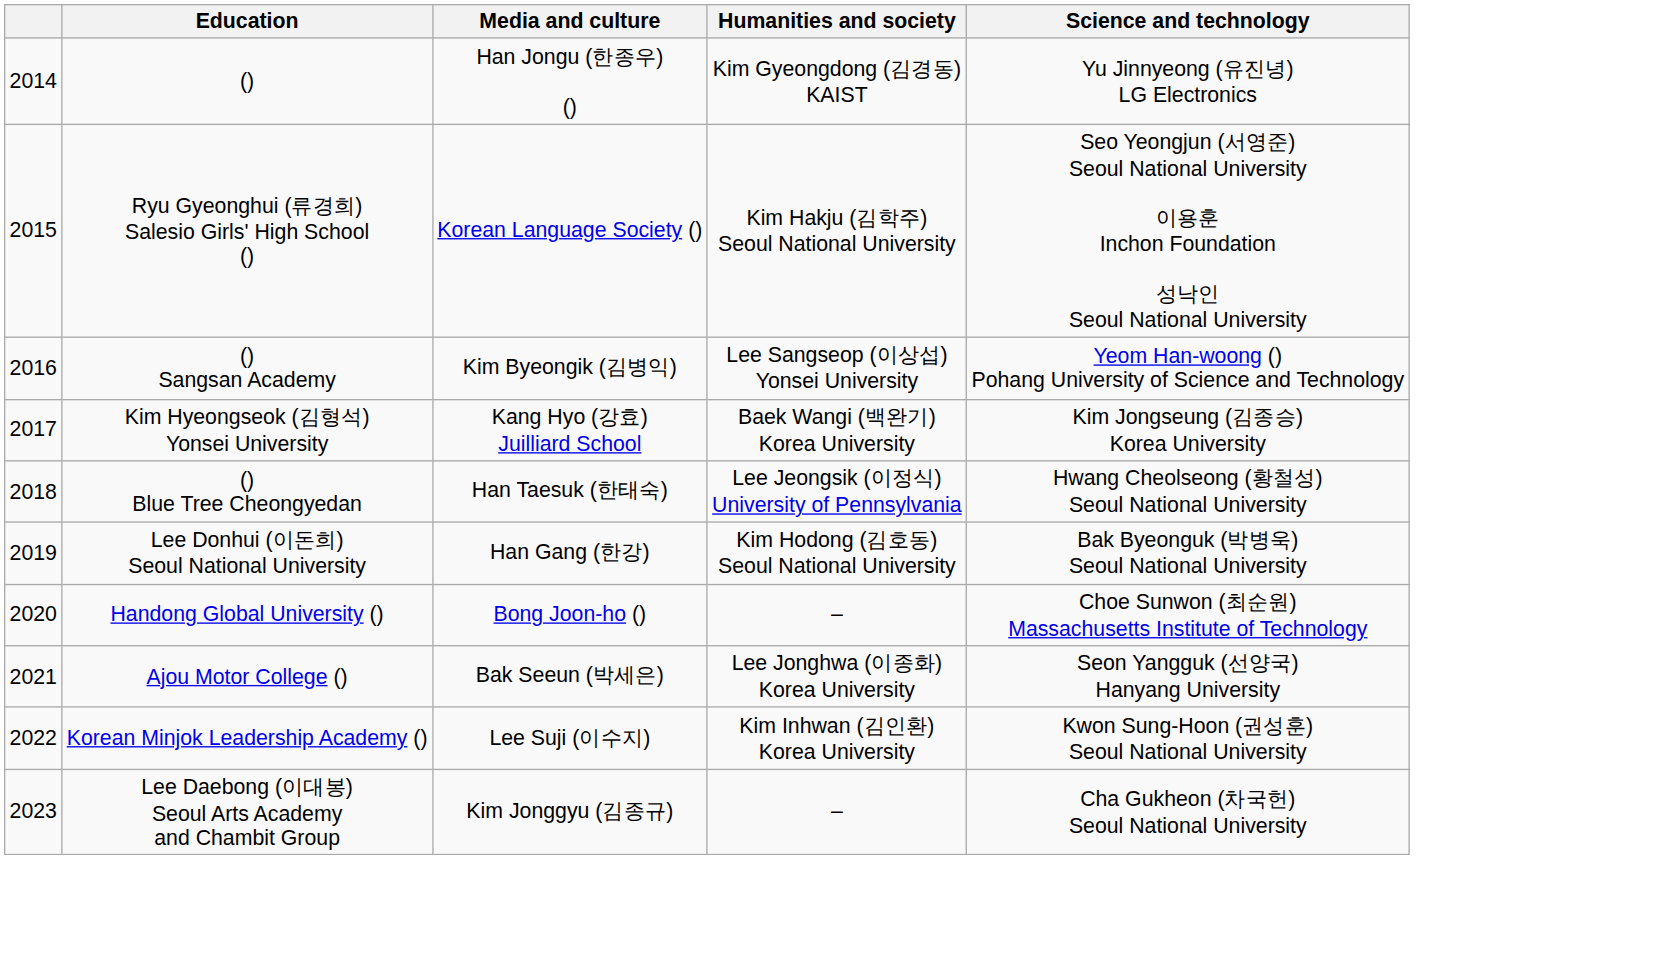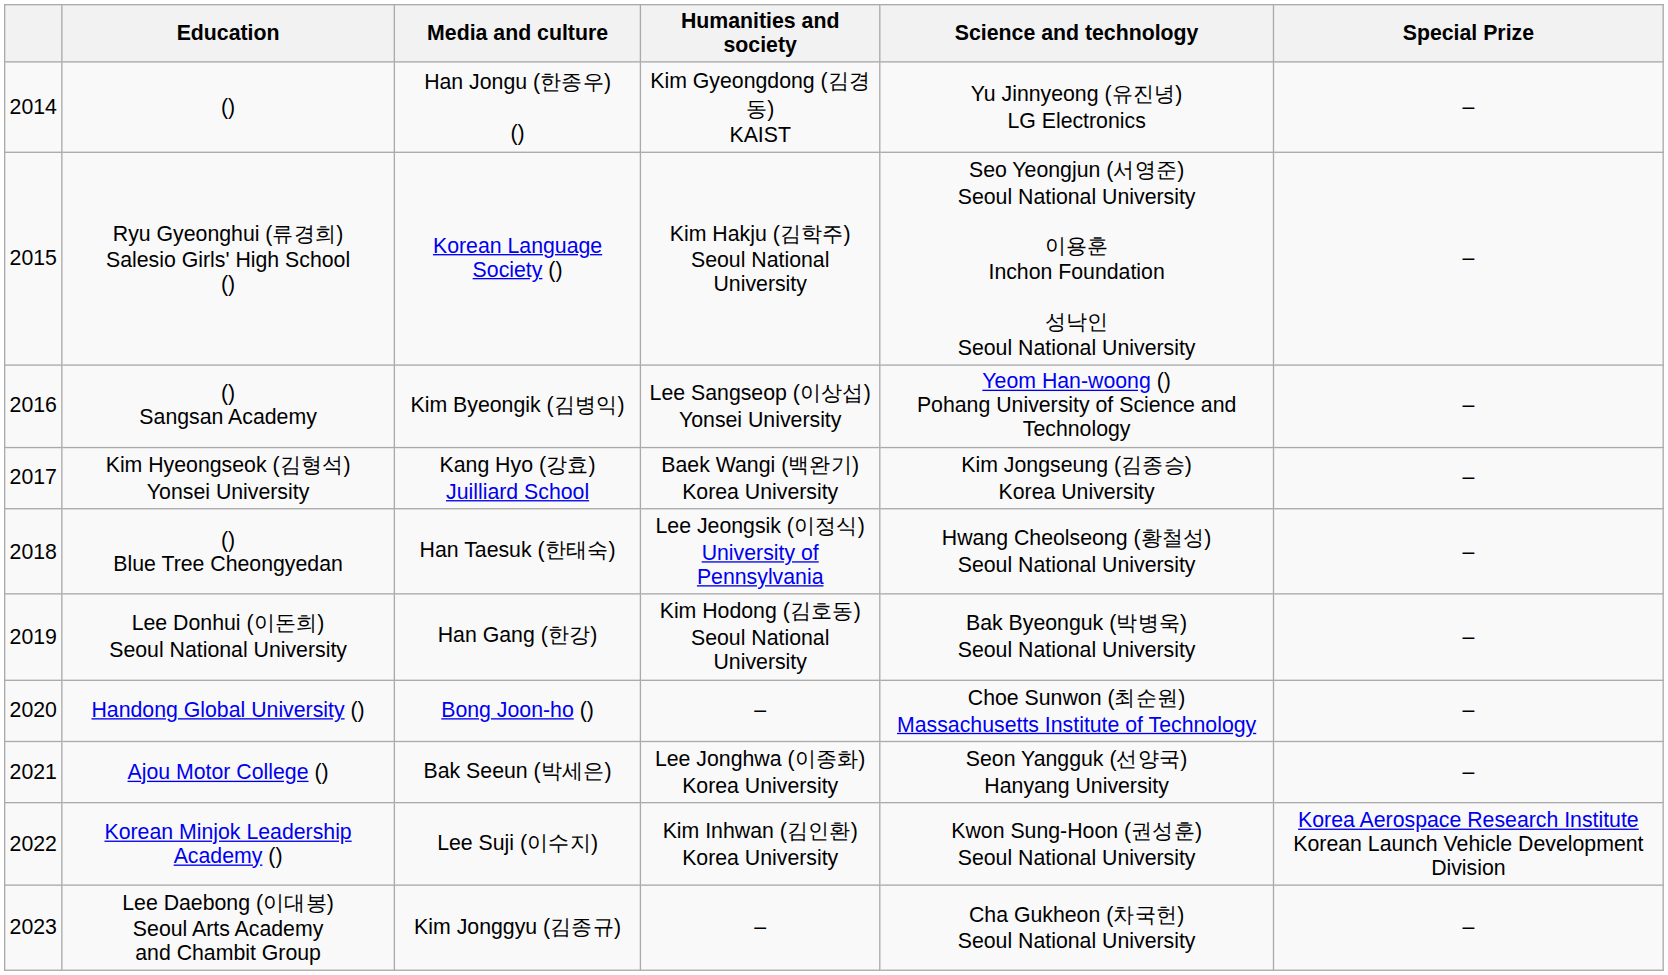+ column: (1468, 33)
